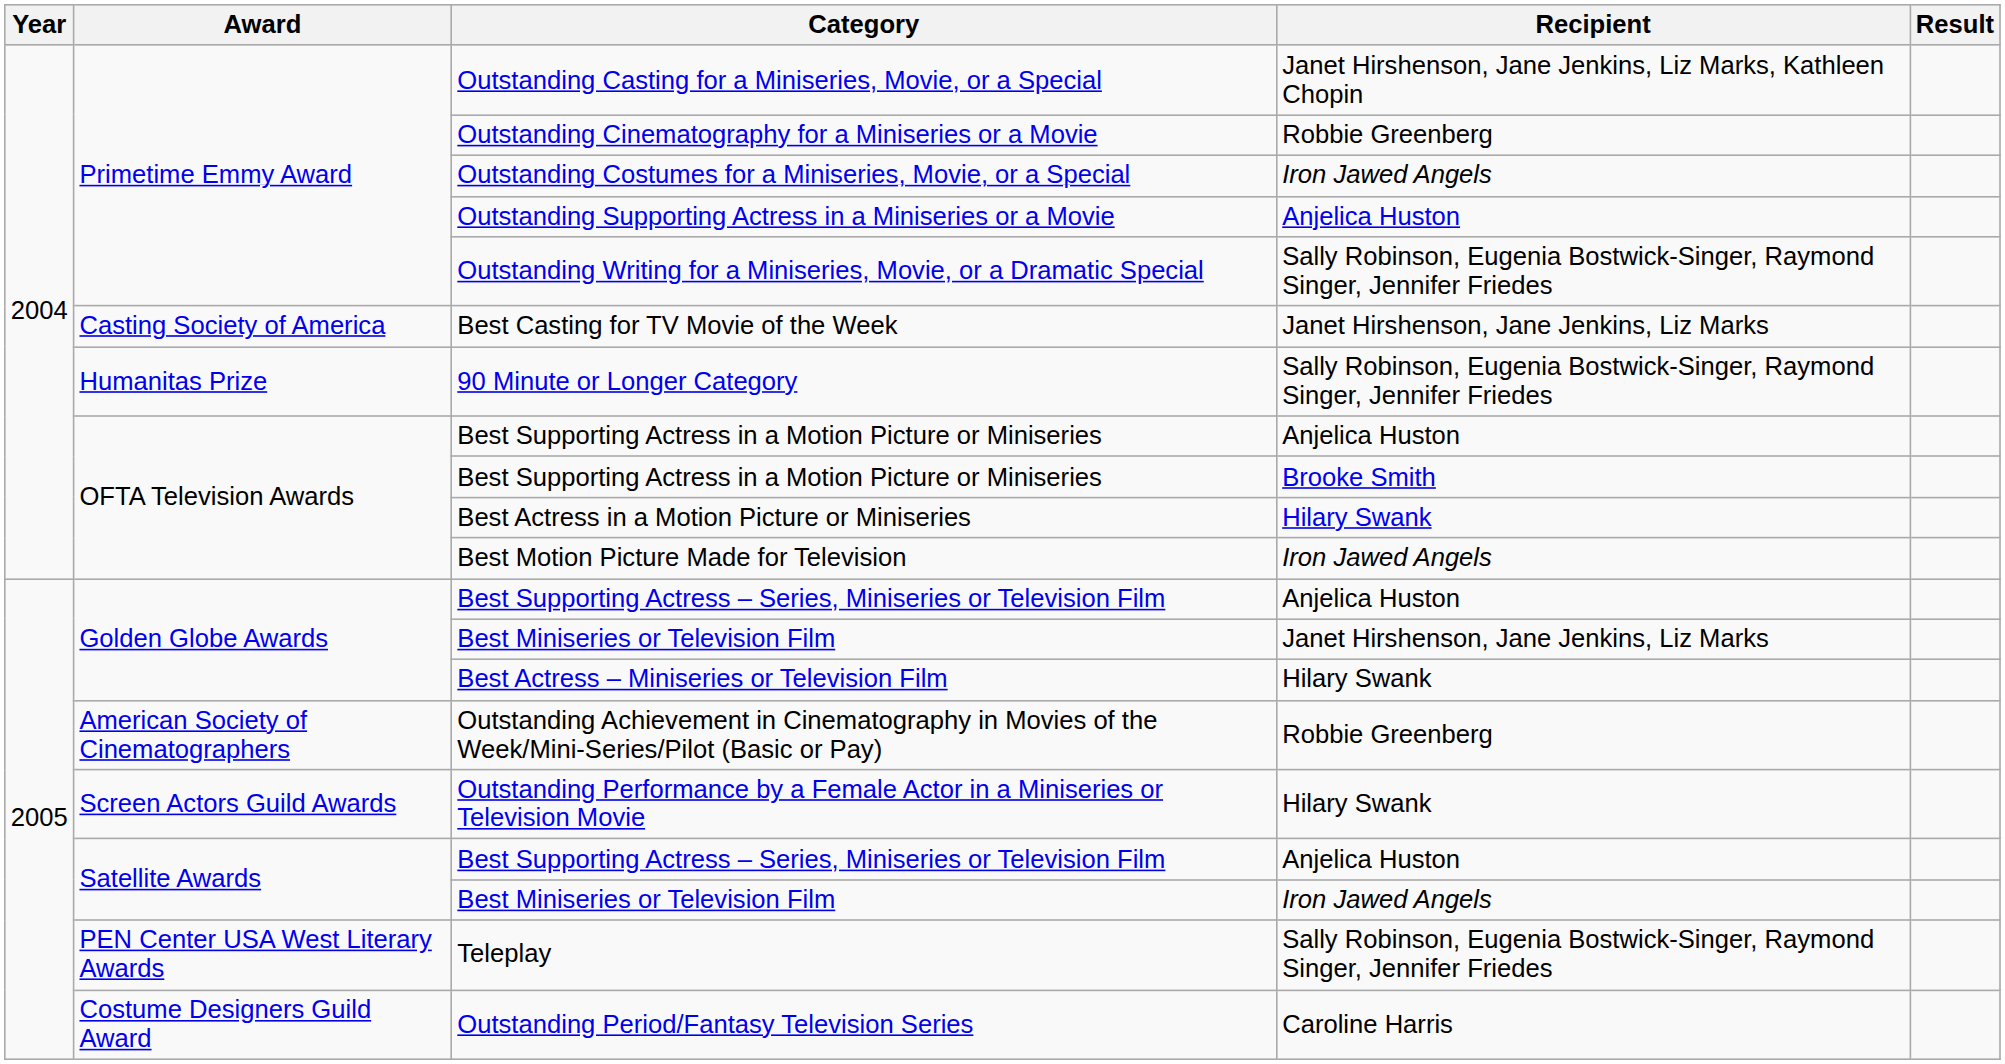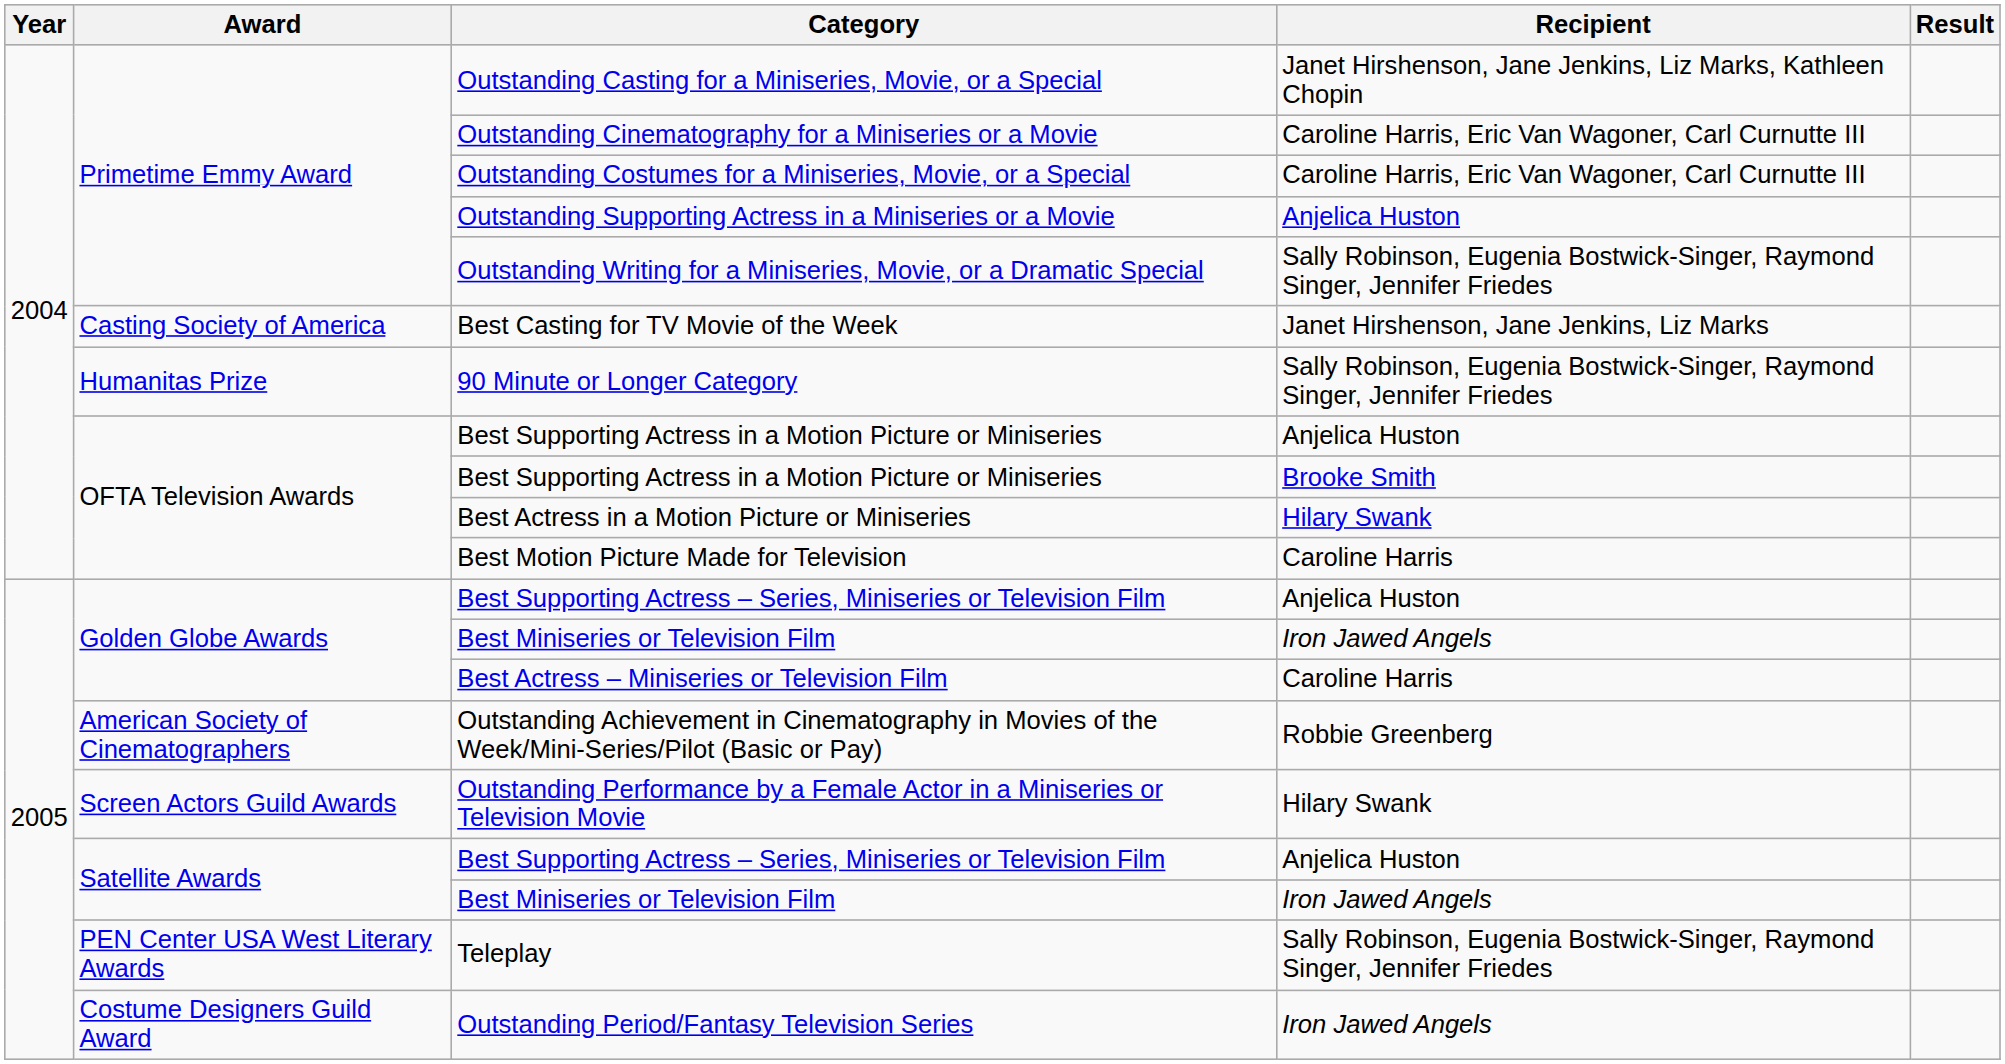(1387, 134) Robbie Greenberg -> (1574, 134) Caroline Harris, Eric Van Wagoner, Carl Curnutte III
(1387, 175) Iron Jawed Angels -> (1574, 175) Caroline Harris, Eric Van Wagoner, Carl Curnutte III
(1387, 557) Iron Jawed Angels -> (1368, 557) Caroline Harris
(1525, 639) Janet Hirshenson, Jane Jenkins, Liz Marks -> (1387, 639) Iron Jawed Angels
(1357, 679) Hilary Swank -> (1368, 679) Caroline Harris
(1368, 1024) Caroline Harris -> (1387, 1024) Iron Jawed Angels
